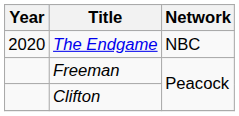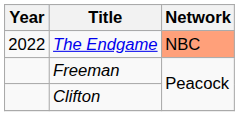(27, 44) 2020 -> (27, 44) 2022
(183, 44) no background -> (183, 44) lightsalmon background
